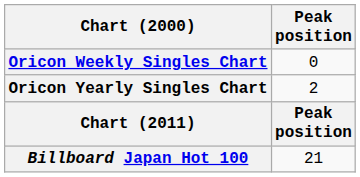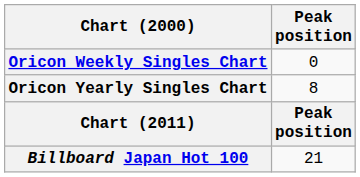(313, 88) 2 -> (313, 88) 8
